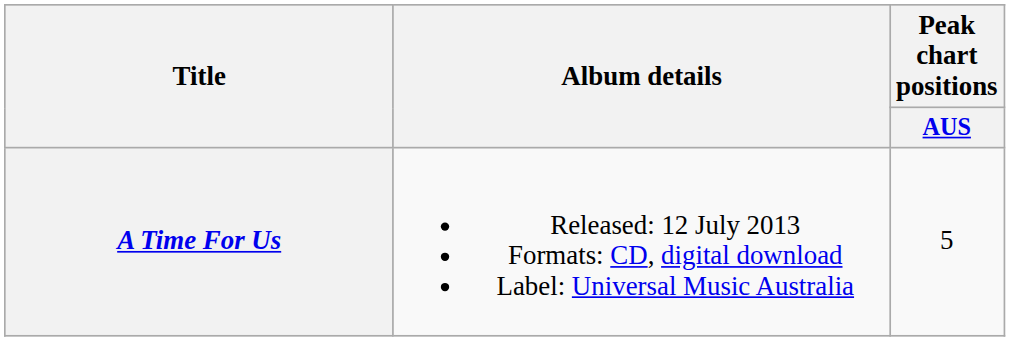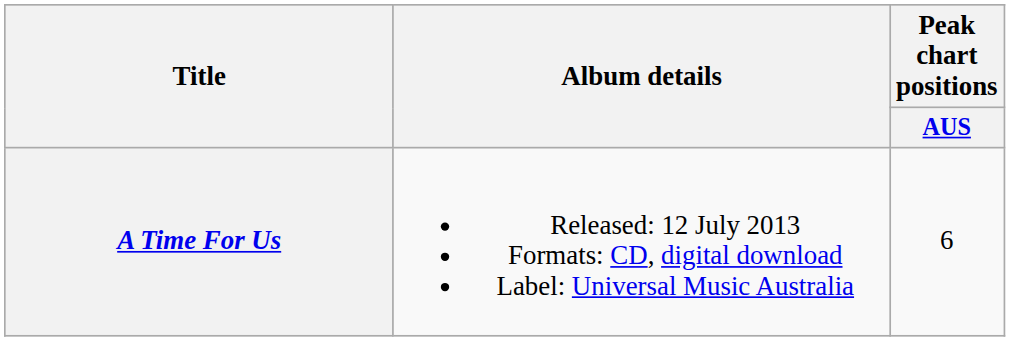(947, 241) 5 -> (947, 241) 6
